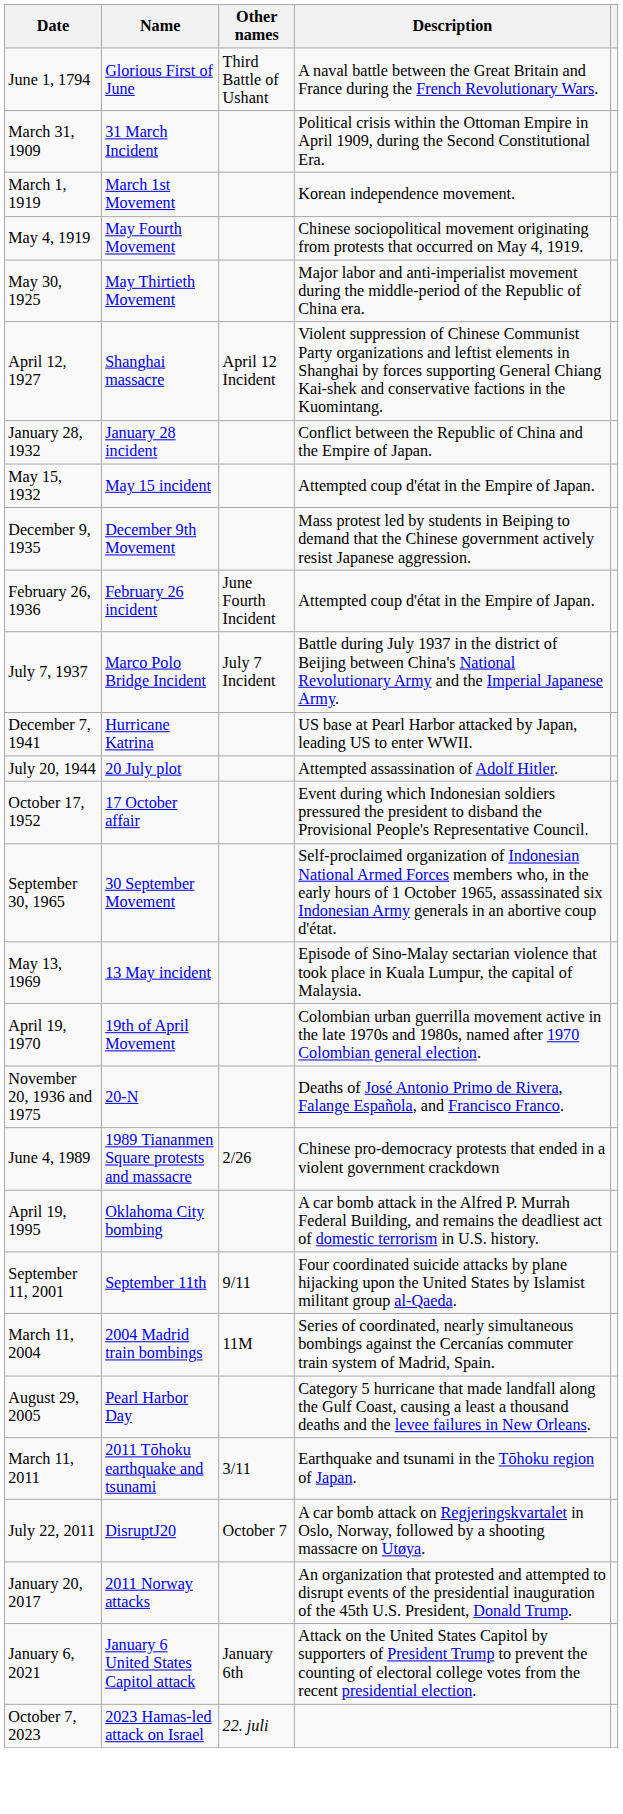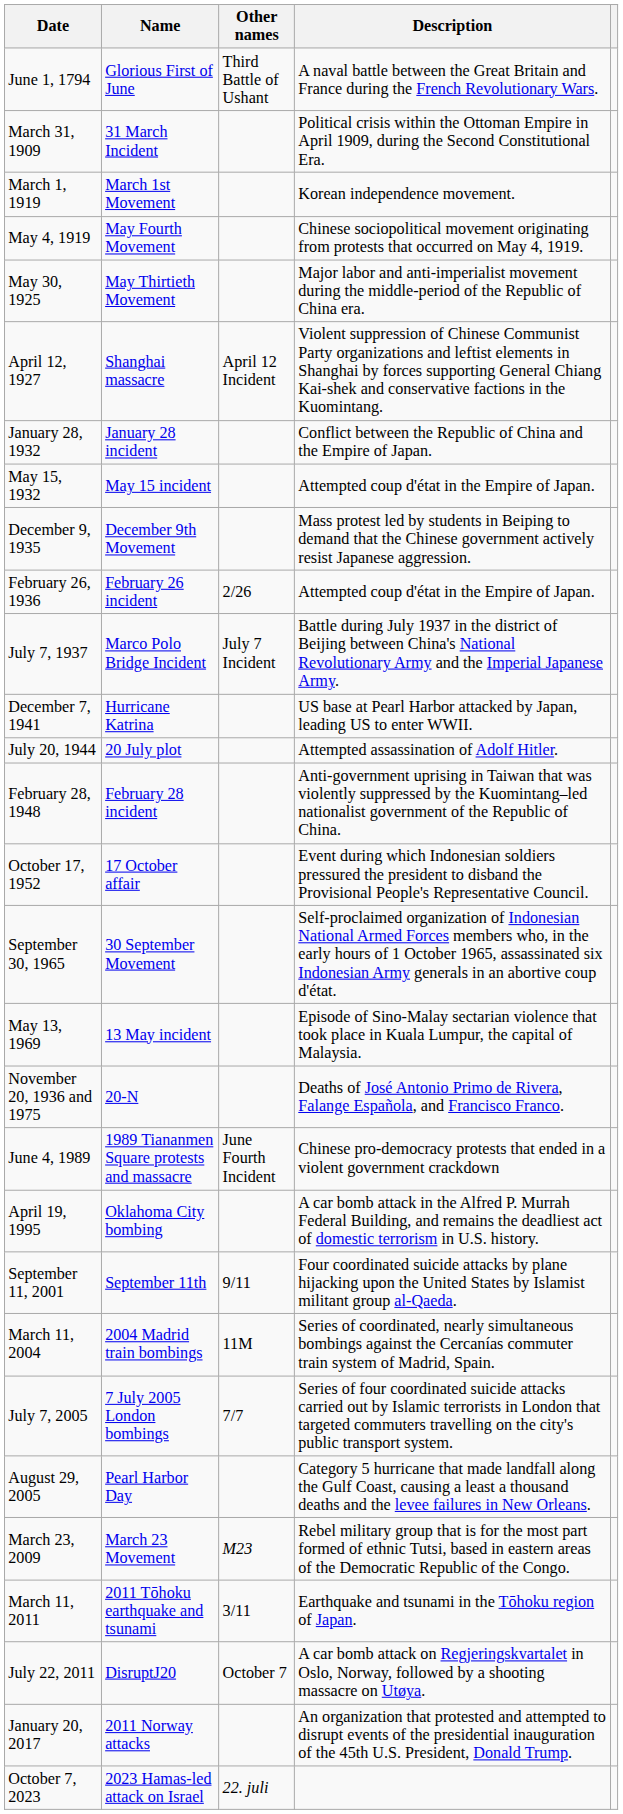(249, 600) June Fourth Incident -> (237, 591) 2/26
+ row: (50, 803)
- row: (37, 1034)
(237, 1158) 2/26 -> (249, 1158) June Fourth Incident
+ row: (48, 1415)
+ row: (41, 1548)
- row: (41, 1663)
